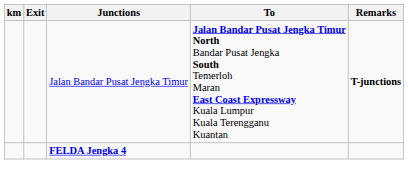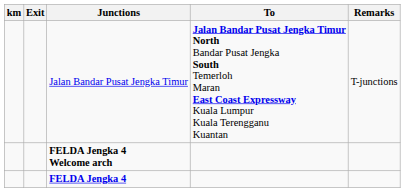(376, 81) bold -> (374, 81) normal
+ row: (88, 156)
